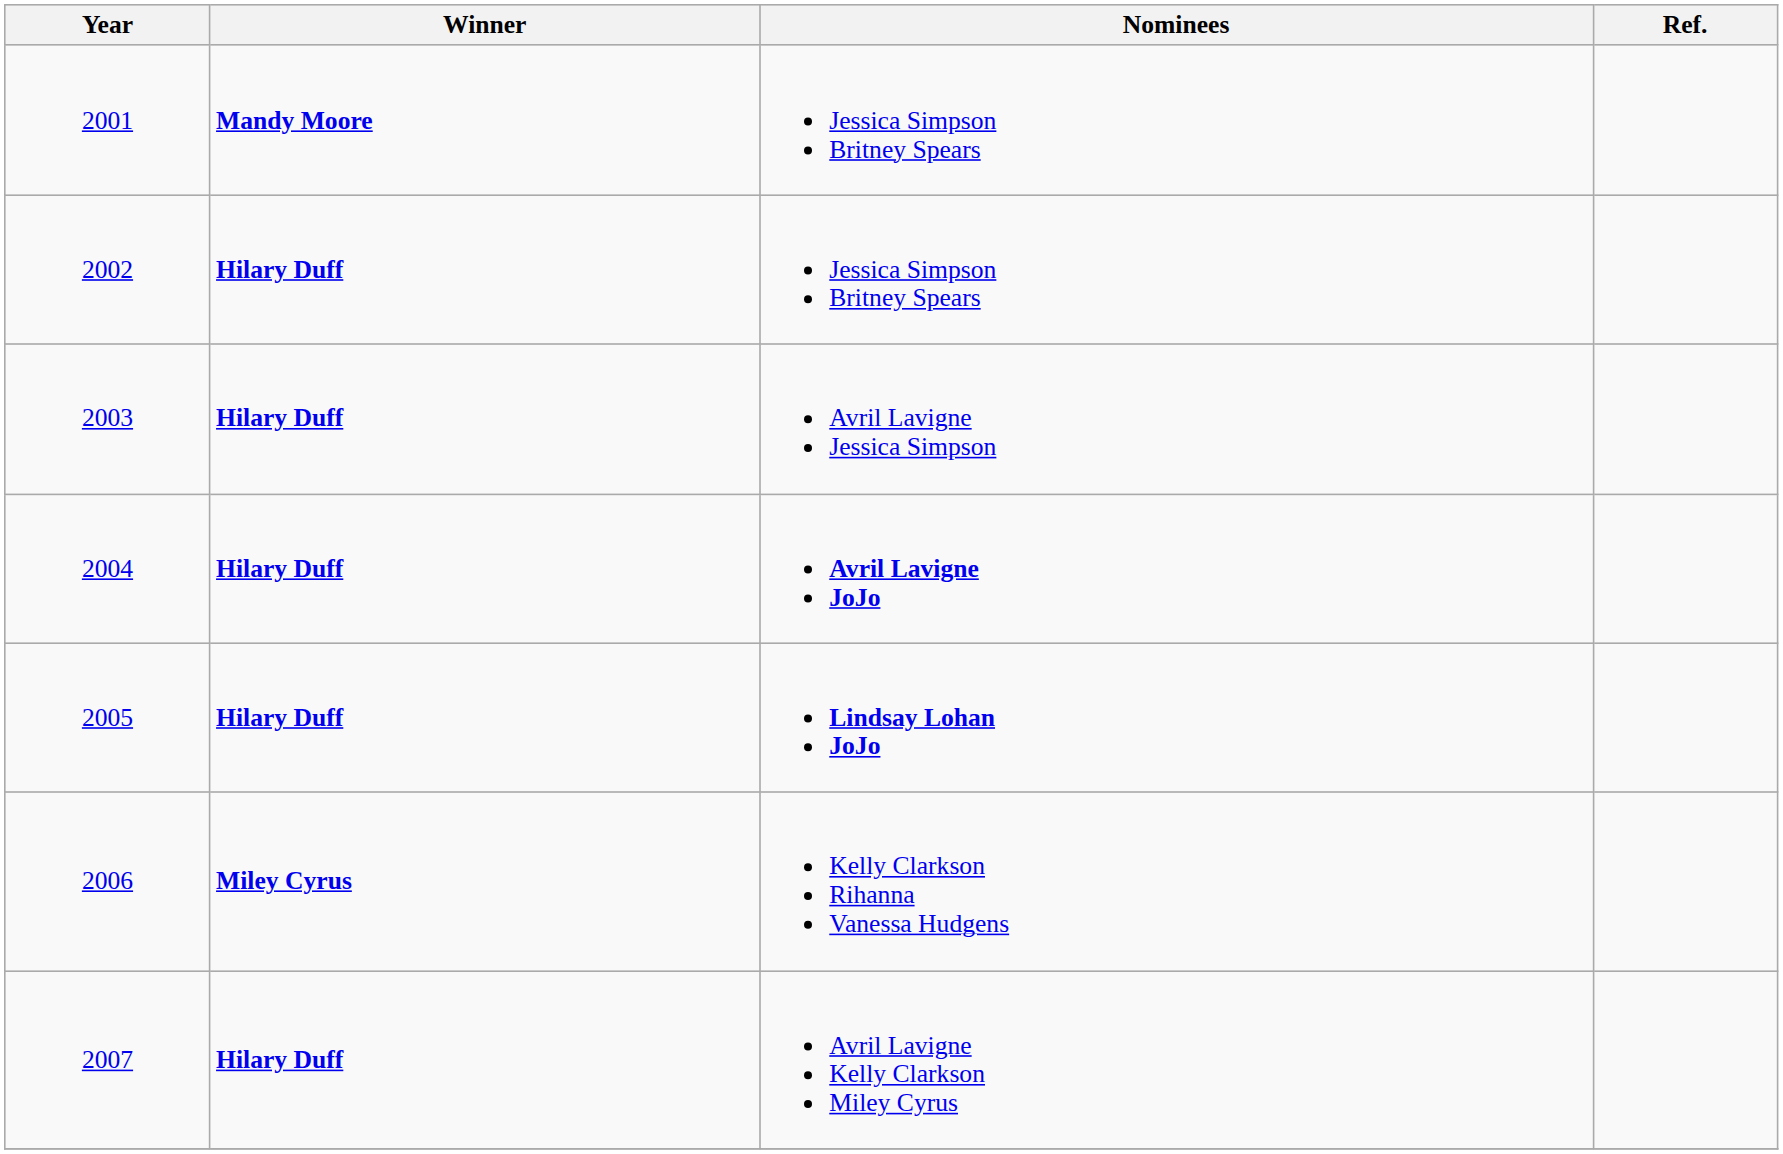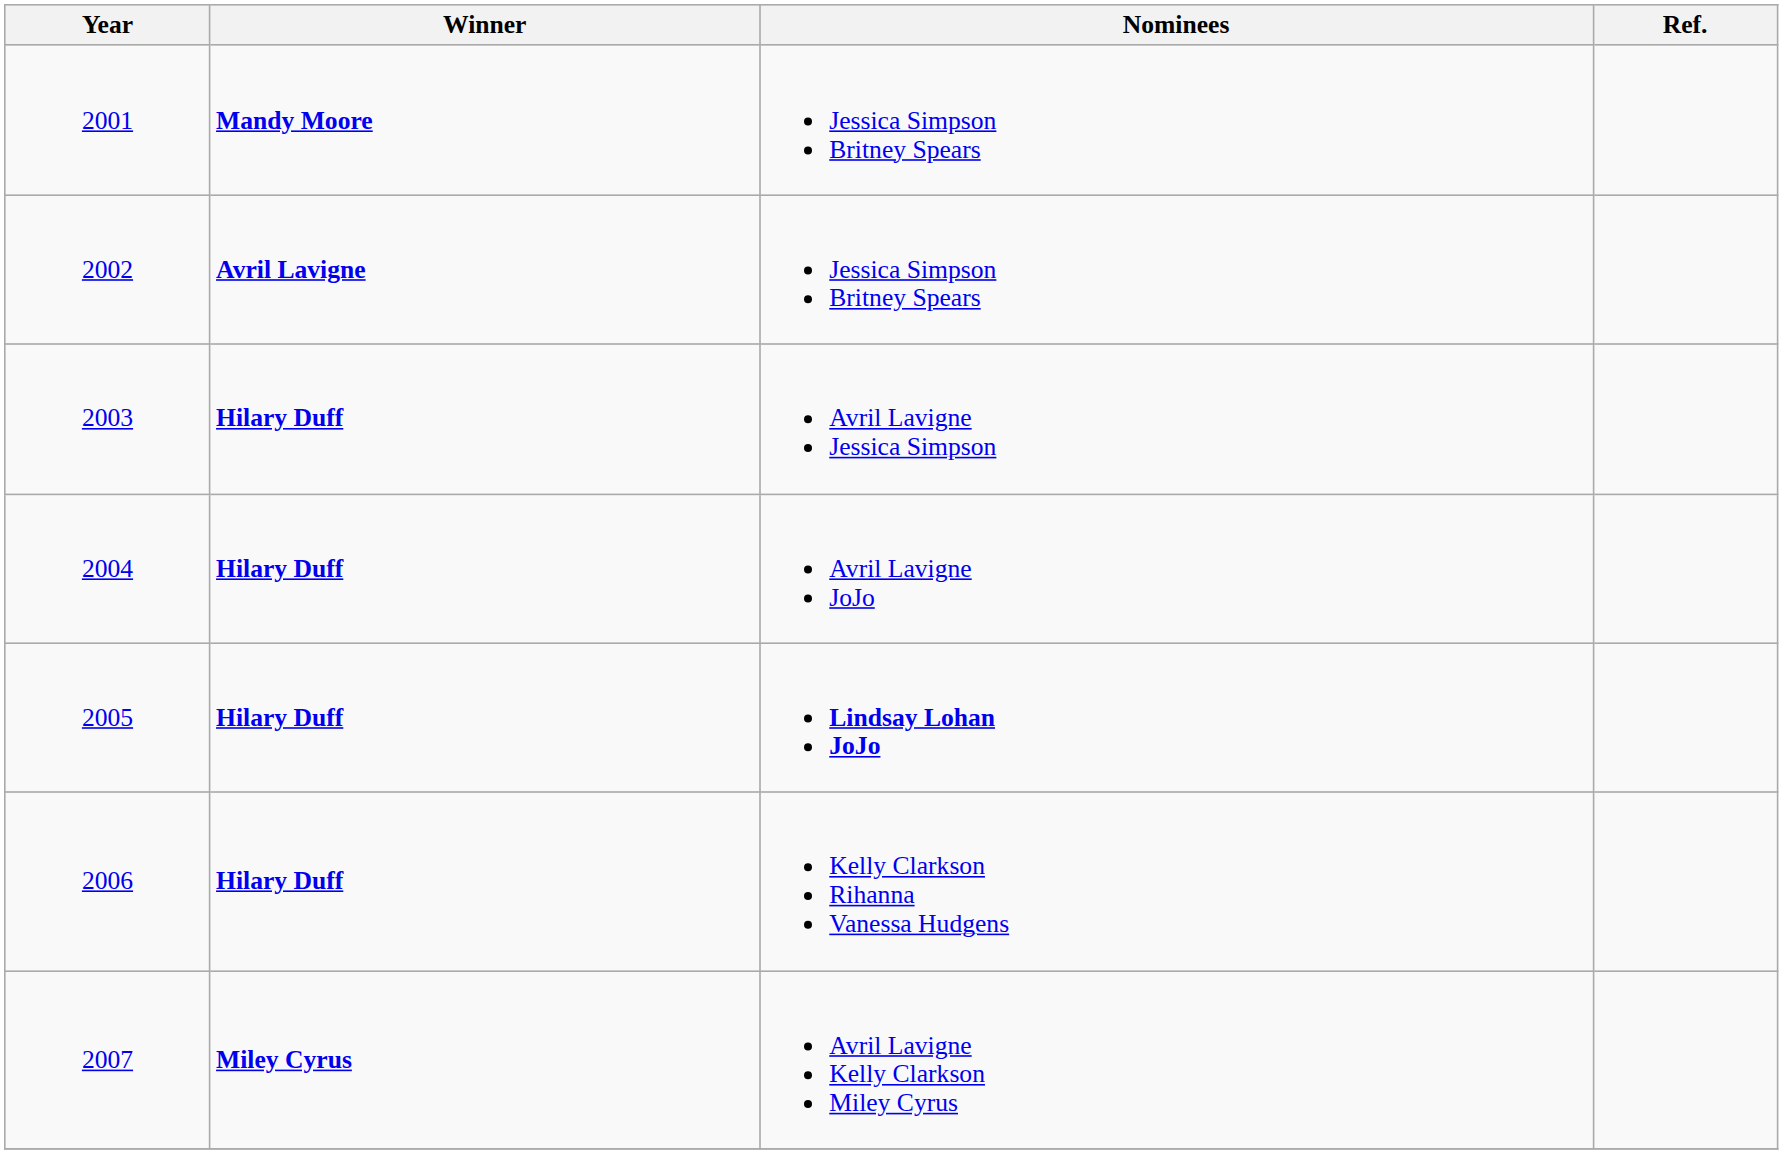(280, 269) Hilary Duff -> (291, 269) Avril Lavigne
(1176, 583) bold -> (1176, 583) normal
(284, 881) Miley Cyrus -> (280, 881) Hilary Duff
(280, 1059) Hilary Duff -> (284, 1059) Miley Cyrus
